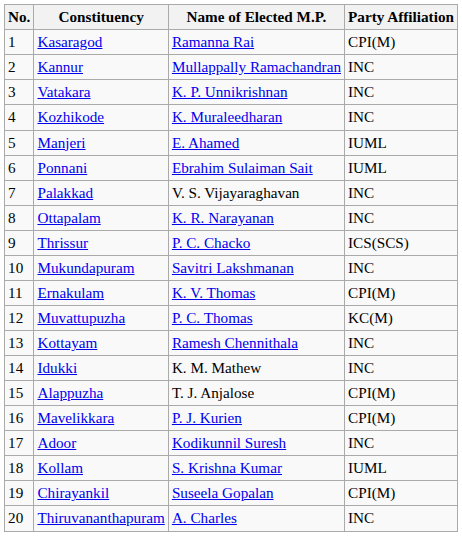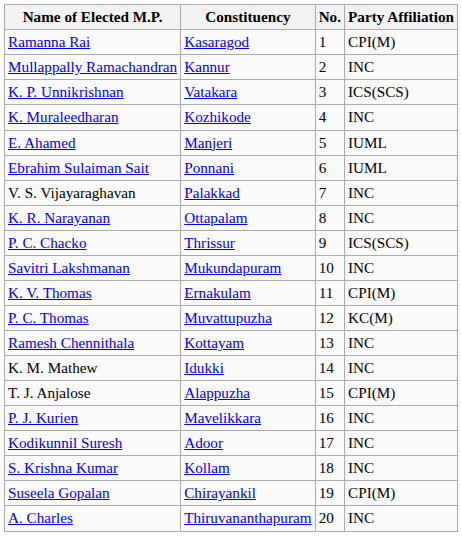columns swapped: (19, 17) <-> (256, 17)
(361, 92) INC -> (378, 92) ICS(SCS)
(372, 418) CPI(M) -> (361, 418) INC
(367, 468) IUML -> (361, 468) INC
